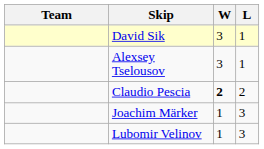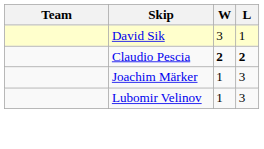- row: (138, 63)
(242, 92) normal -> (242, 56) bold
